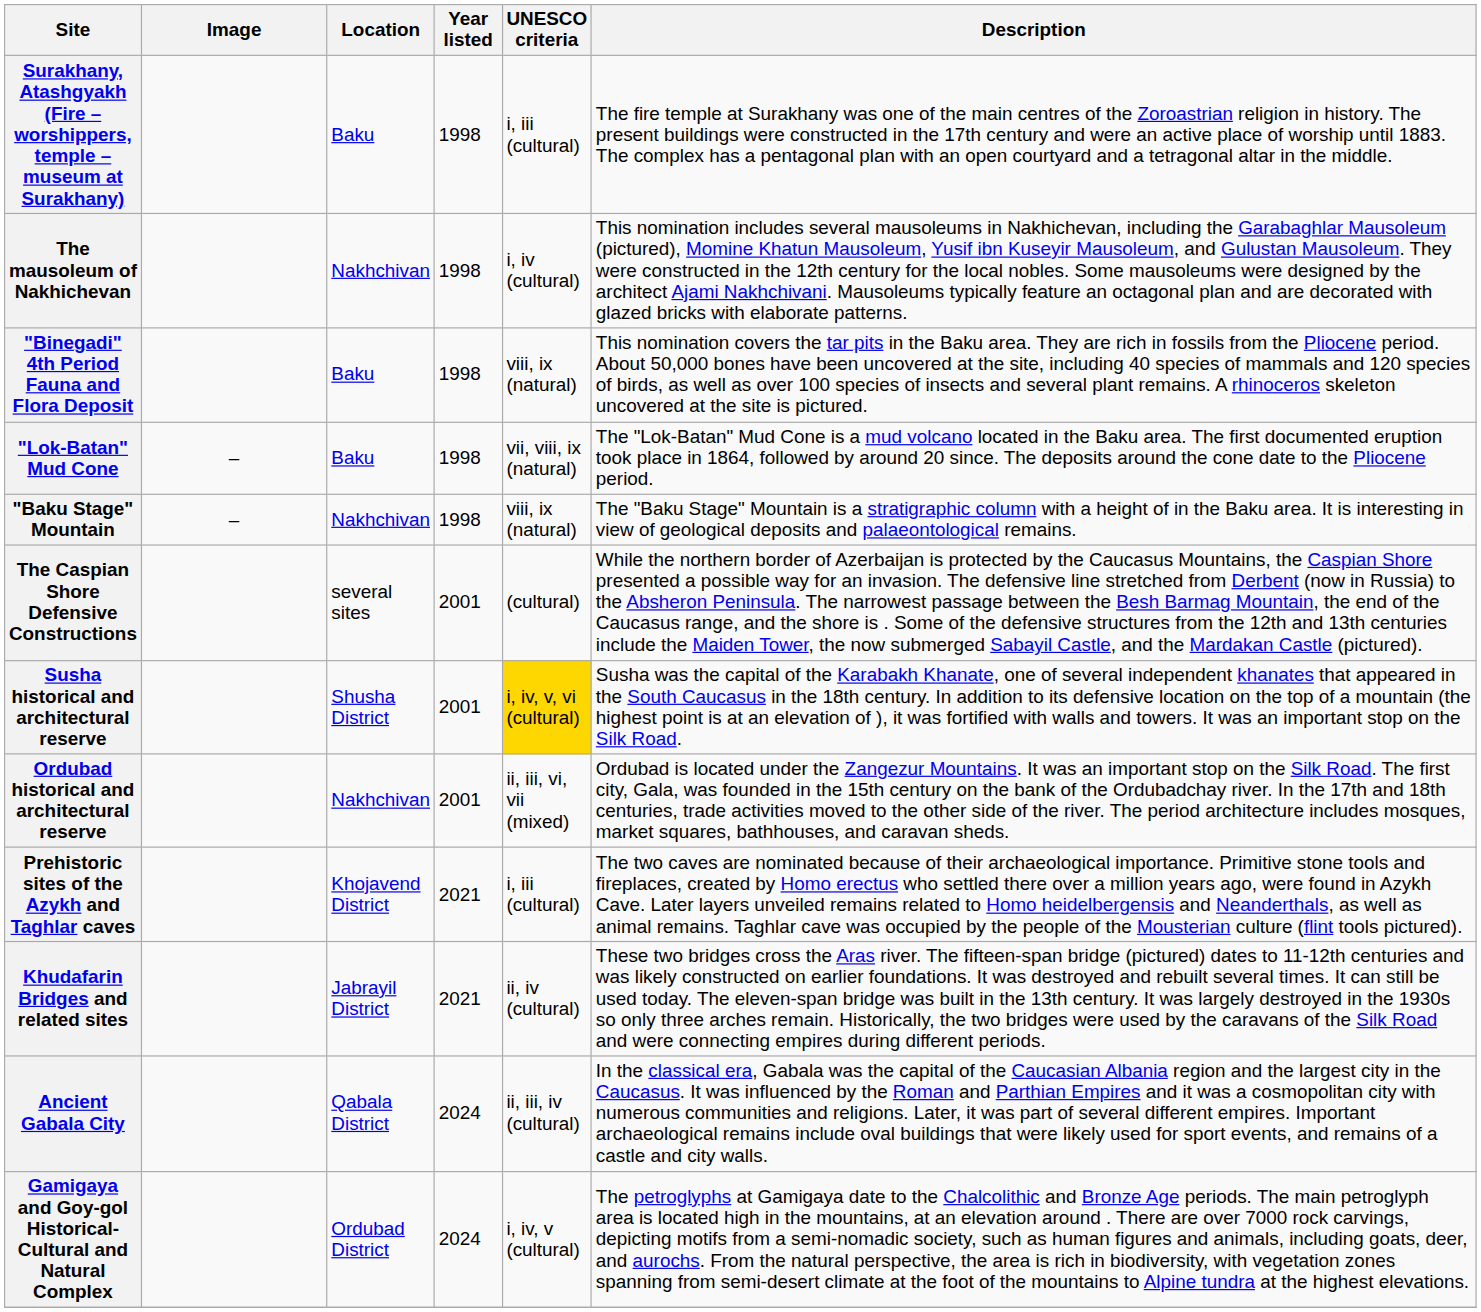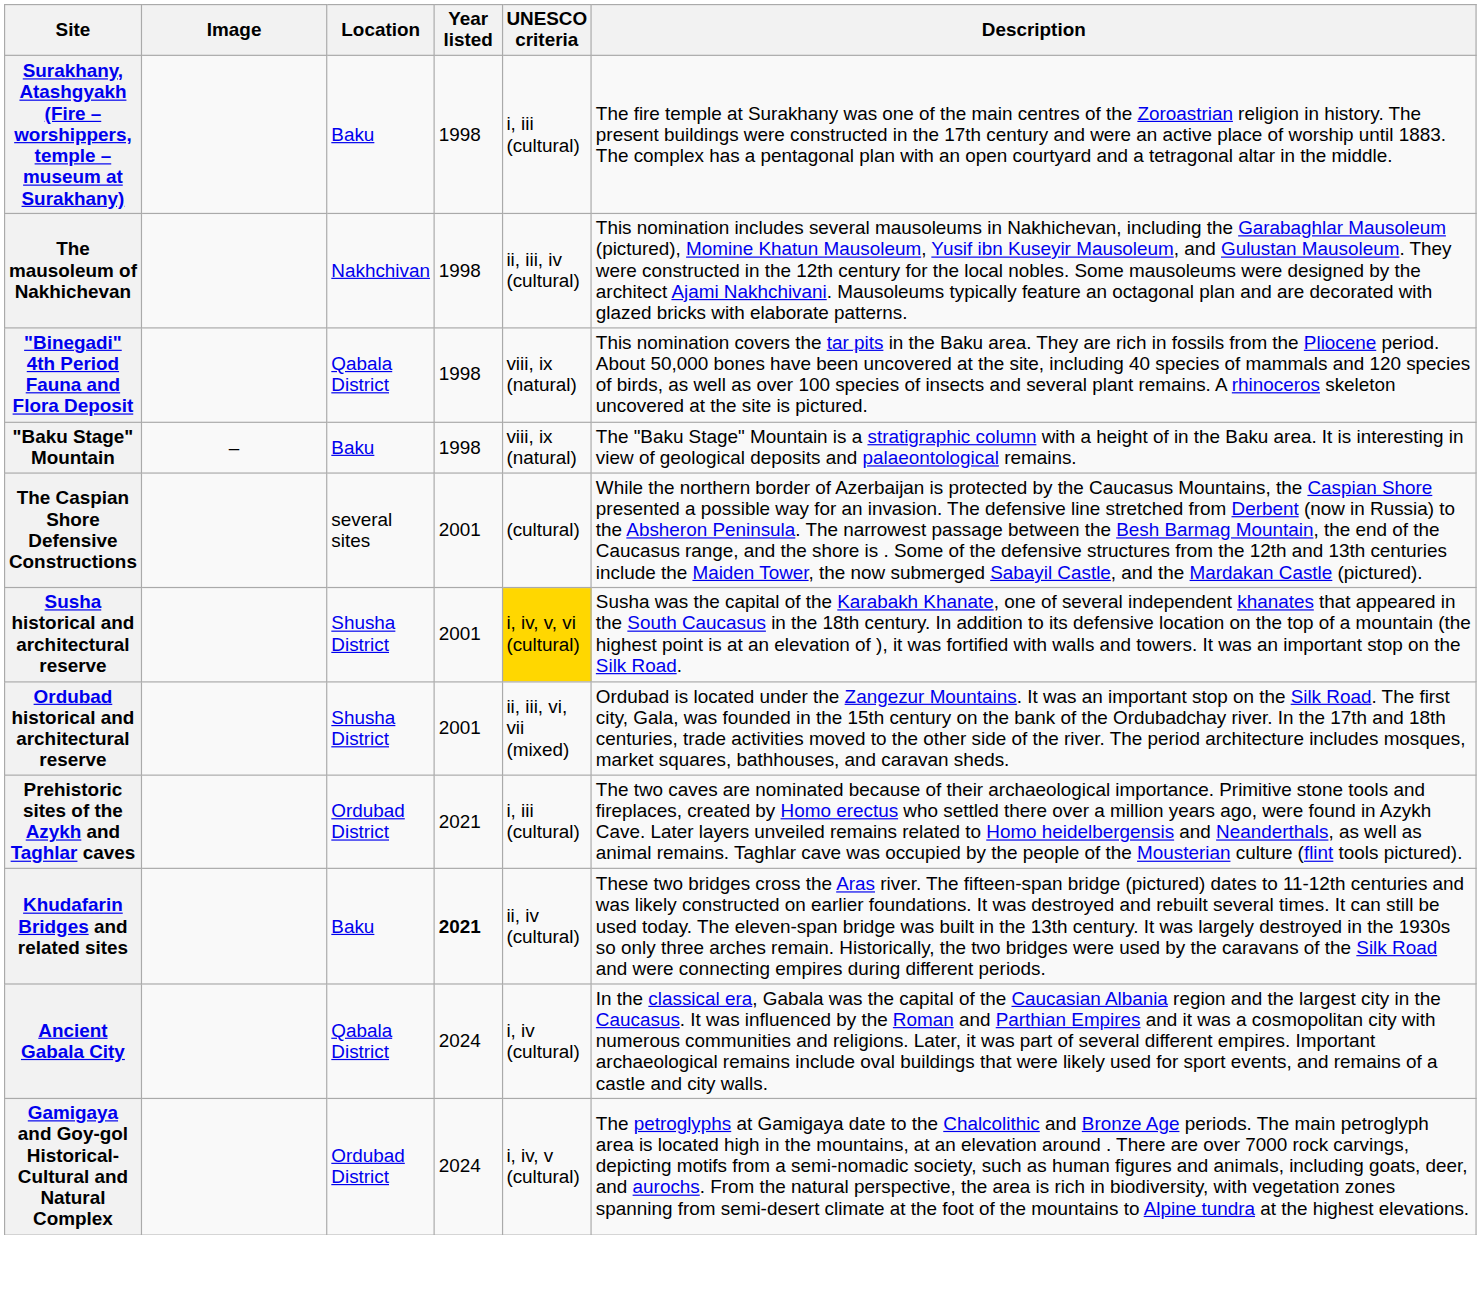(543, 270) i, iv (cultural) -> (543, 270) ii, iii, iv (cultural)
(353, 374) Baku -> (362, 374) Qabala District
- row: (73, 457)
(381, 519) Nakhchivan -> (353, 447) Baku
(381, 800) Nakhchivan -> (363, 728) Shusha District
(376, 894) Khojavend District -> (368, 821) Ordubad District
(364, 998) Jabrayil District -> (353, 926) Baku
(460, 998) normal -> (460, 926) bold
(543, 1113) ii, iii, iv (cultural) -> (543, 1041) i, iv (cultural)
